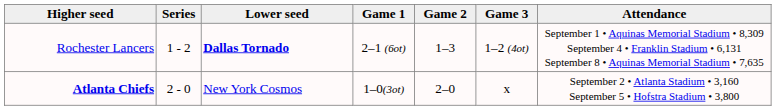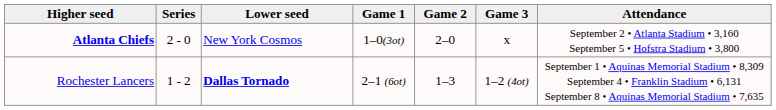rows swapped: (105, 47) <-> (113, 88)
